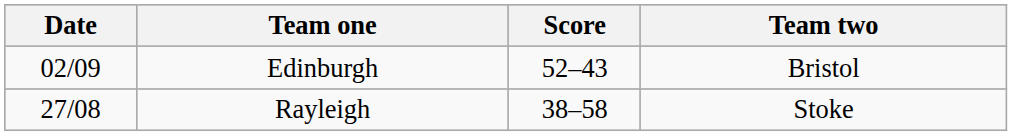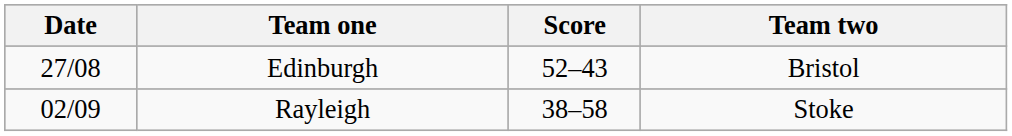(71, 67) 02/09 -> (71, 67) 27/08
(71, 109) 27/08 -> (71, 109) 02/09
